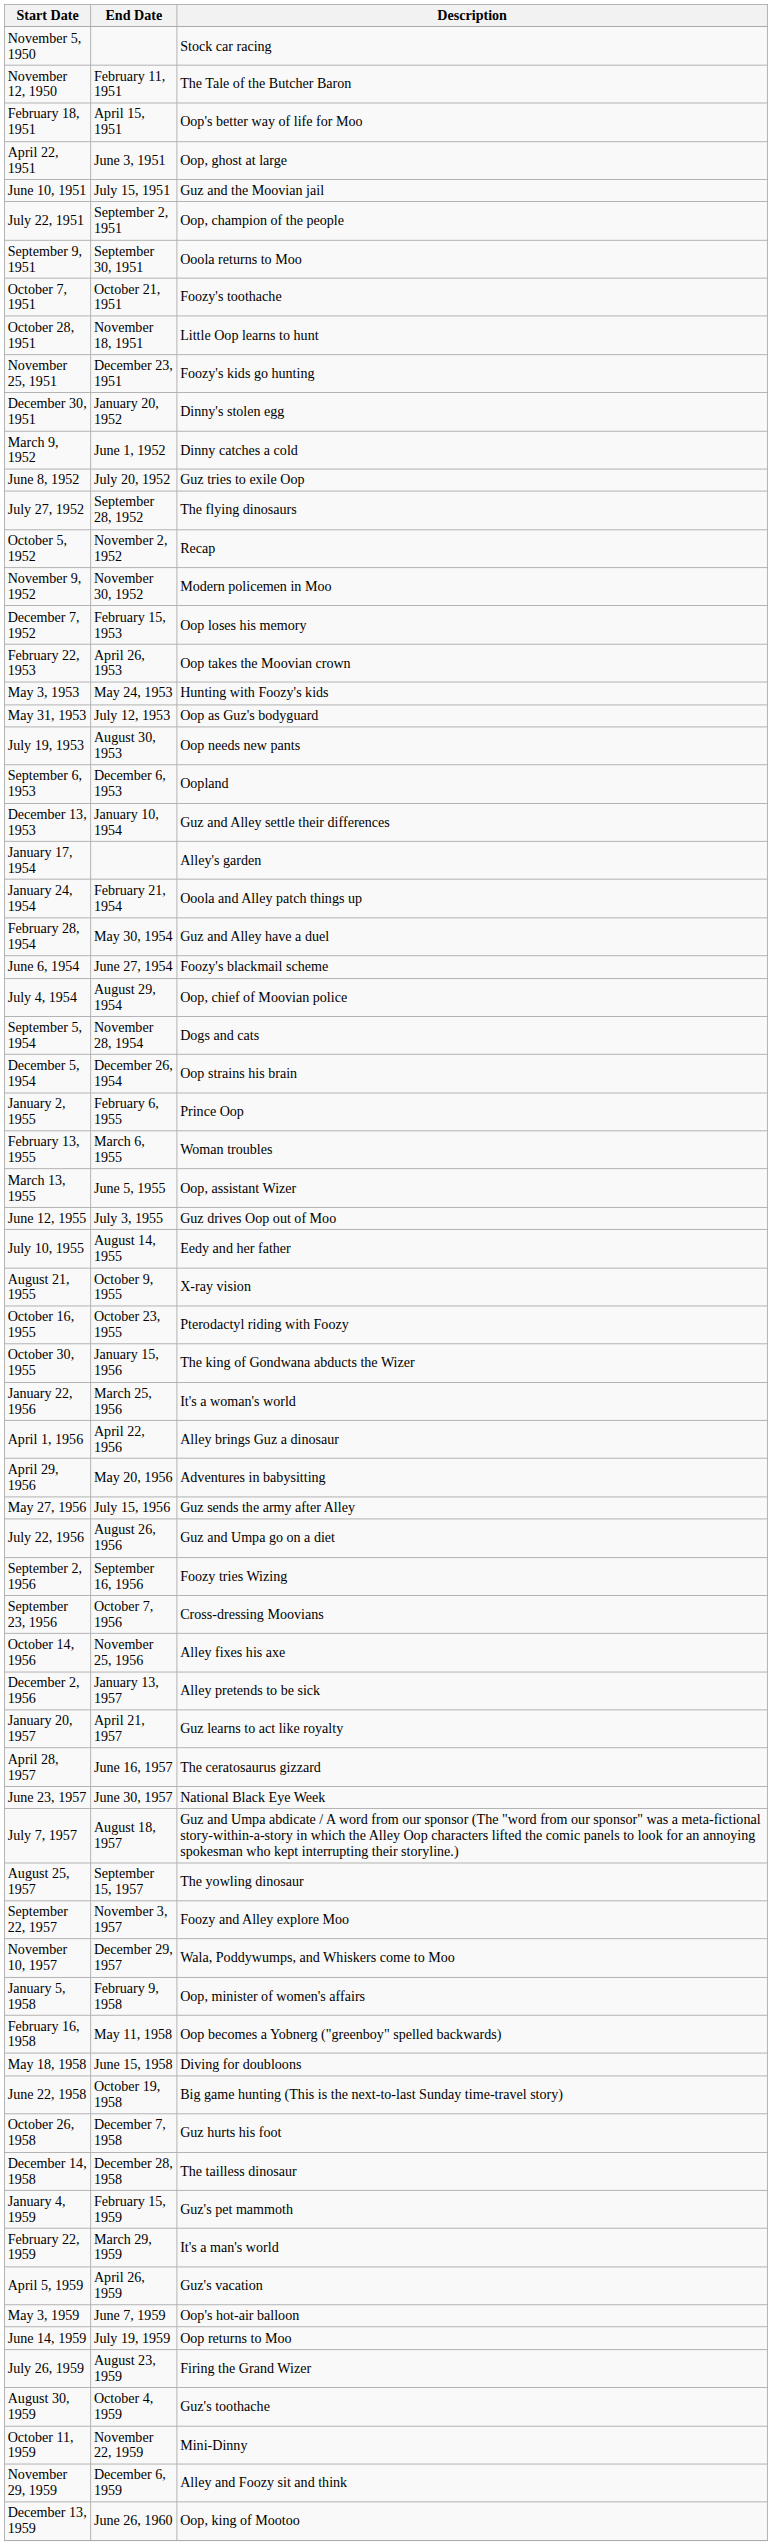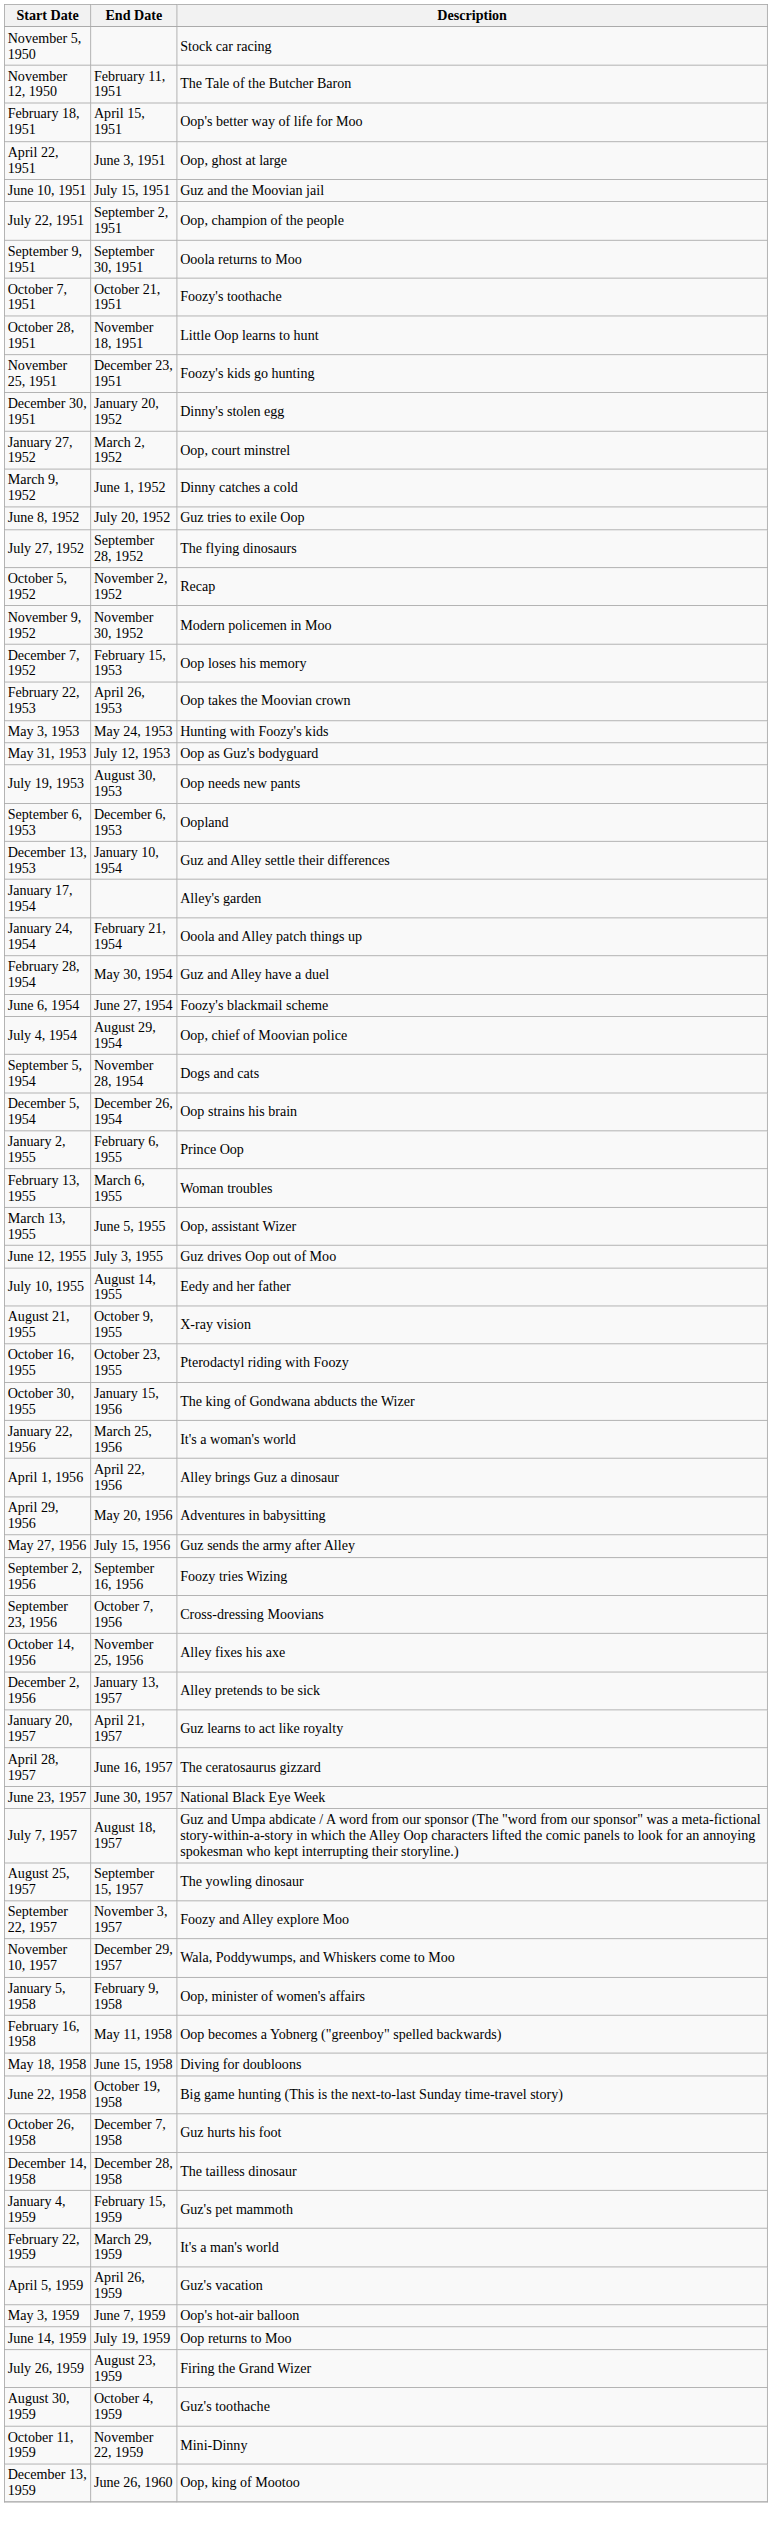+ row: (40, 449)
- row: (46, 1538)
- row: (37, 2483)
